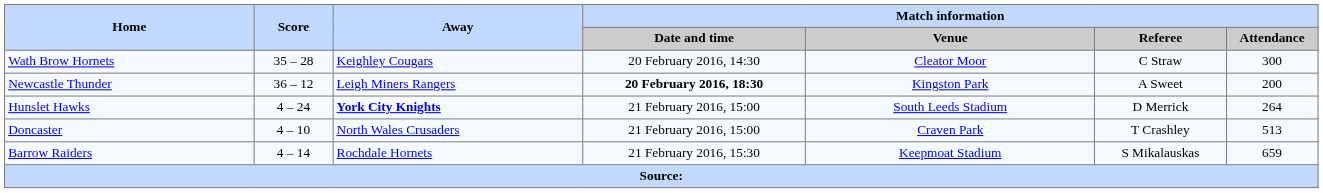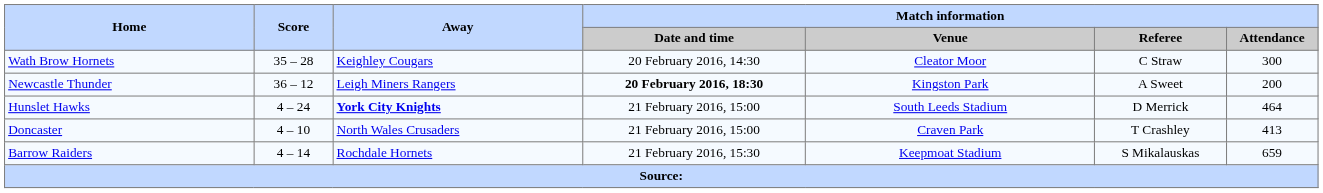(1272, 107) 264 -> (1272, 107) 464
(1272, 130) 513 -> (1272, 130) 413
